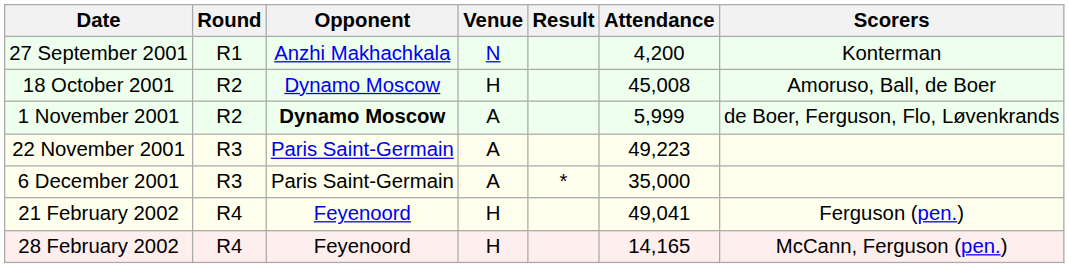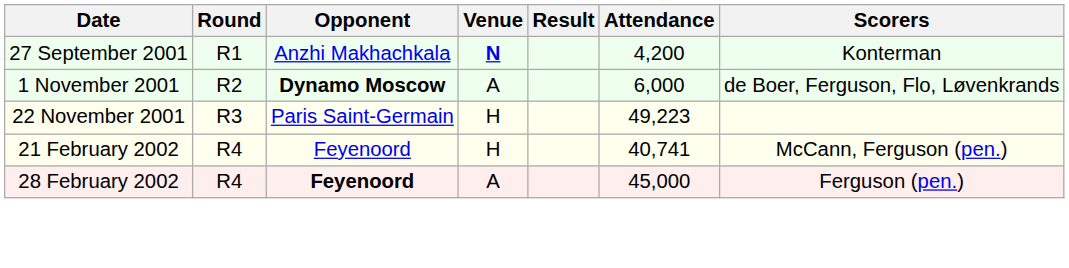(493, 52) normal -> (493, 52) bold
- row: (99, 85)
(659, 117) 5,999 -> (659, 85) 6,000
(493, 149) A -> (493, 117) H
- row: (99, 181)
(659, 213) 49,041 -> (659, 149) 40,741
(892, 213) Ferguson (pen.) -> (892, 149) McCann, Ferguson (pen.)
(362, 246) normal -> (362, 181) bold
(493, 246) H -> (493, 181) A
(659, 246) 14,165 -> (659, 181) 45,000
(892, 246) McCann, Ferguson (pen.) -> (892, 181) Ferguson (pen.)
